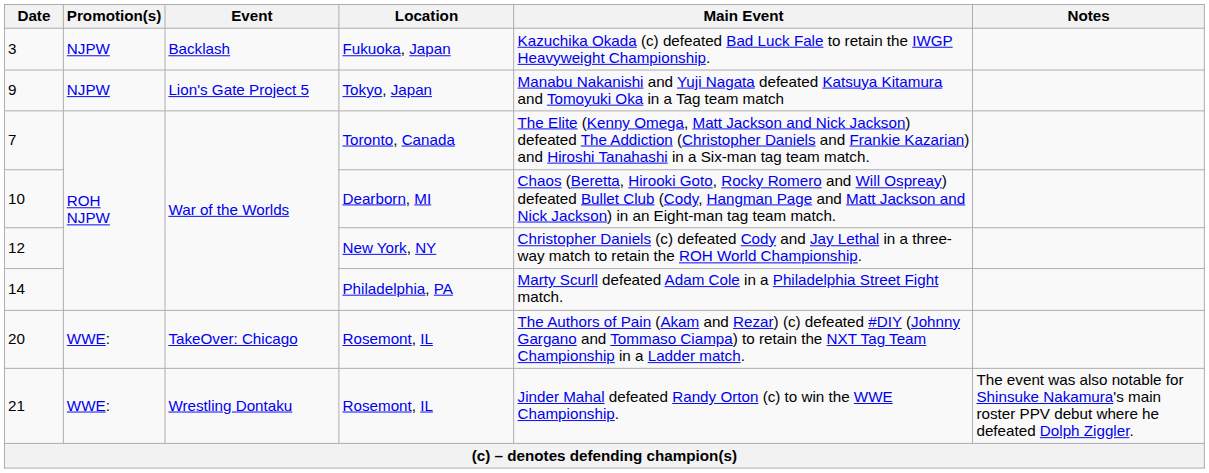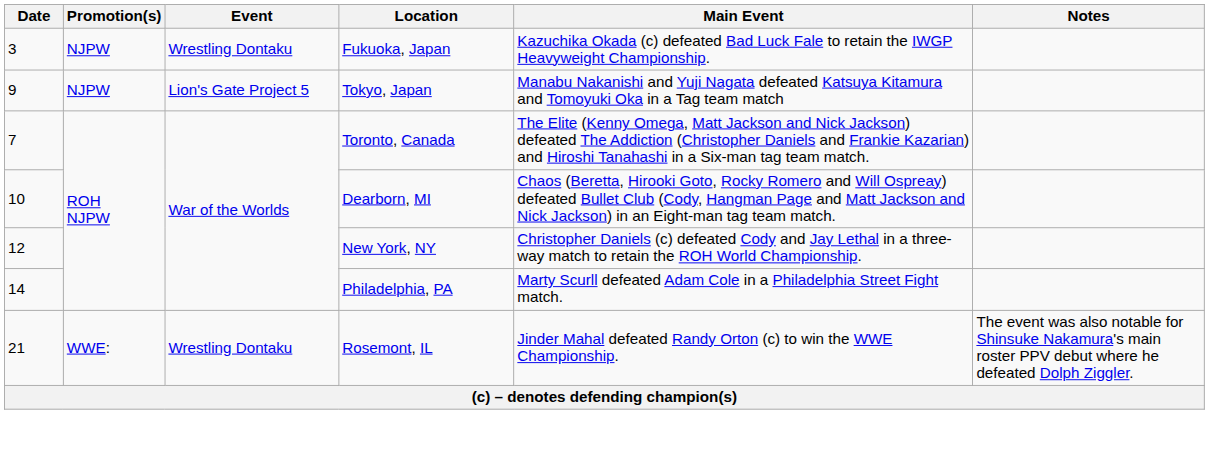(199, 49) Backlash -> (230, 49) Wrestling Dontaku
- row: (16, 339)
